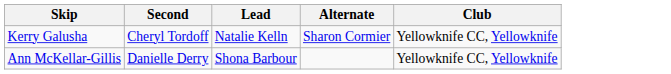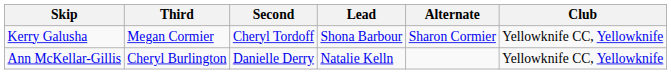+ column: (177, 15)
(251, 36) Natalie Kelln -> (361, 36) Shona Barbour
(256, 58) Shona Barbour -> (357, 58) Natalie Kelln
